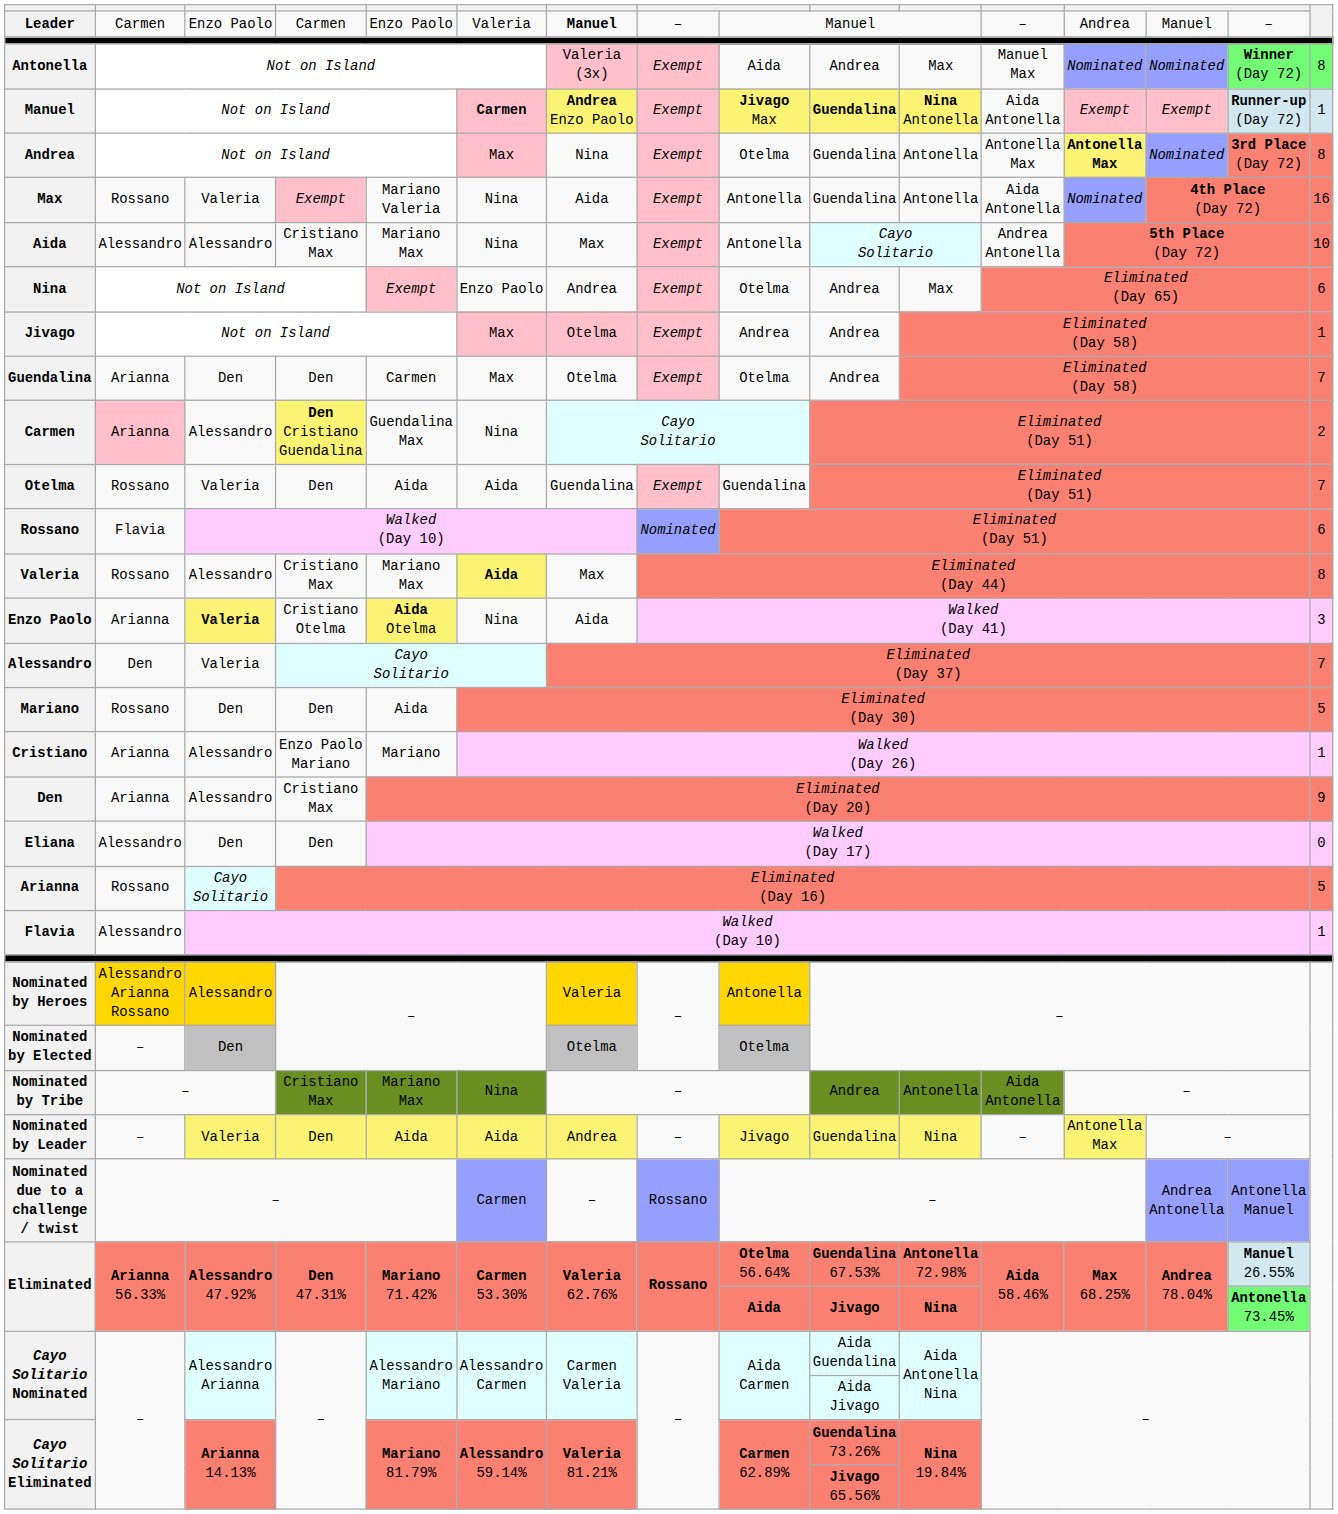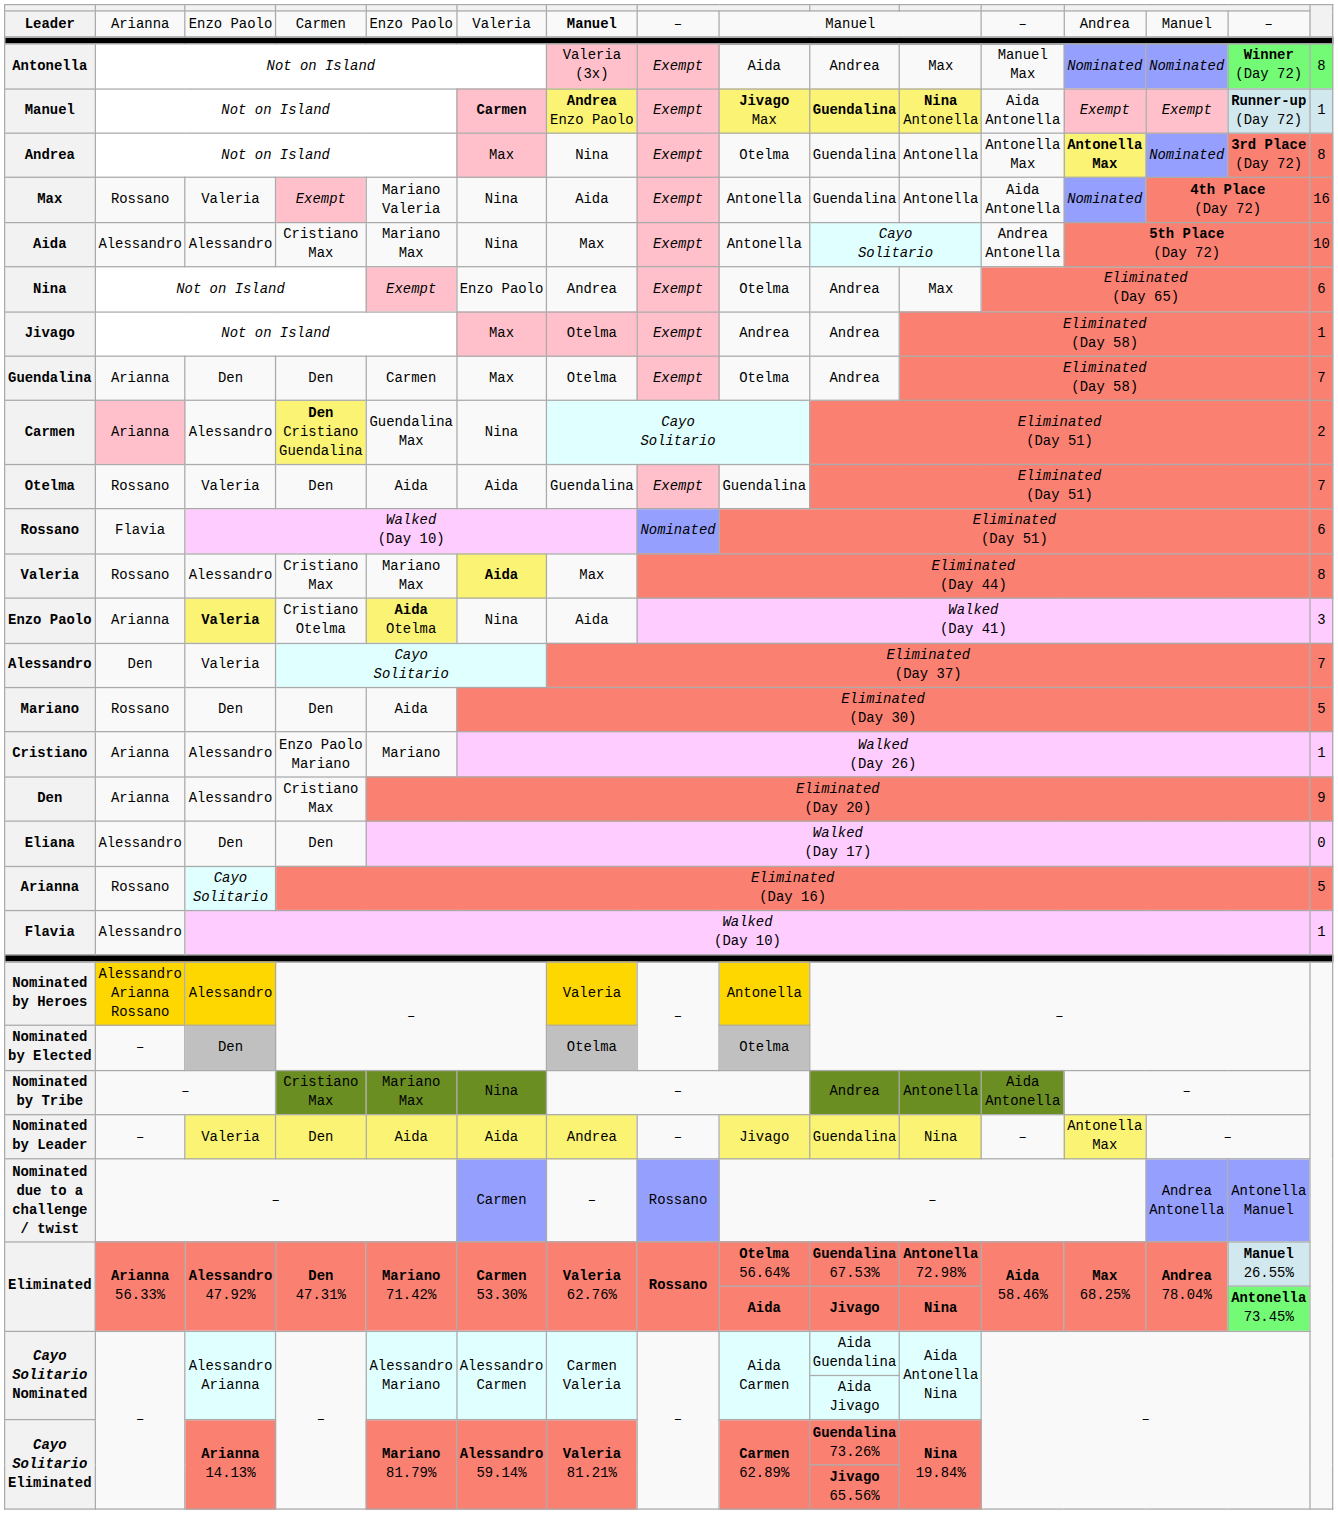(140, 24) Carmen -> (140, 24) Arianna
